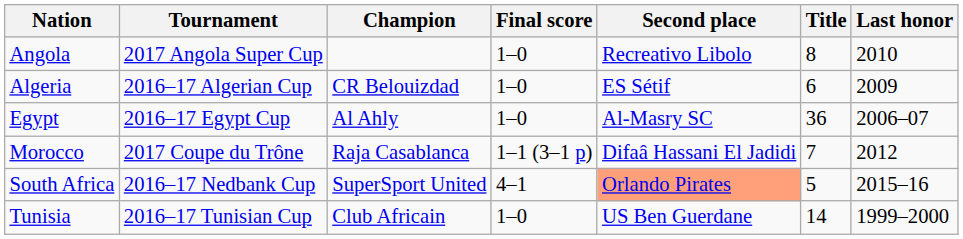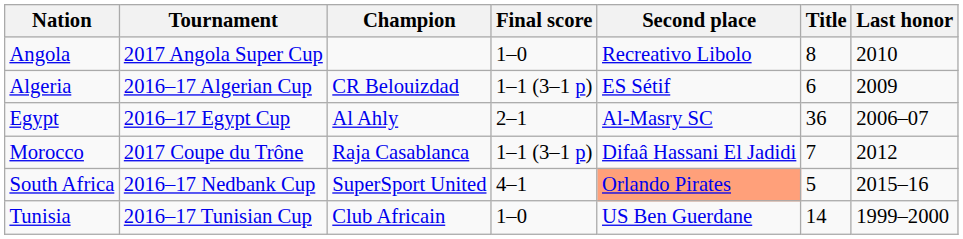(511, 86) 1–0 -> (544, 86) 1–1 (3–1 p)
(511, 119) 1–0 -> (511, 119) 2–1
